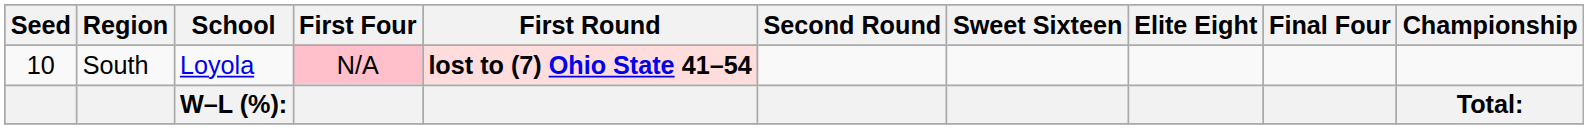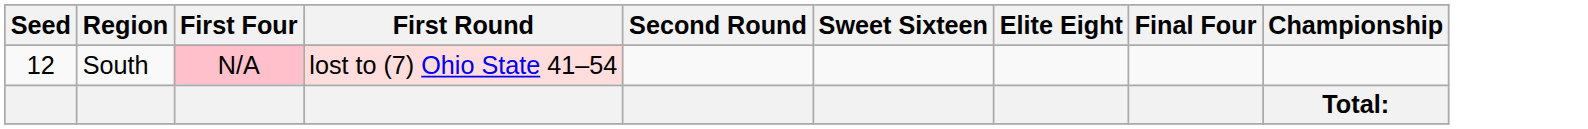- column: (234, 25)
(41, 65) 10 -> (41, 65) 12
(590, 65) bold -> (463, 65) normal
